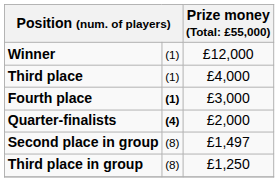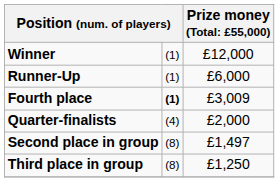+ row: (44, 76)
- row: (45, 76)
(228, 98) £3,000 -> (228, 98) £3,009
(172, 120) bold -> (172, 121) normal
